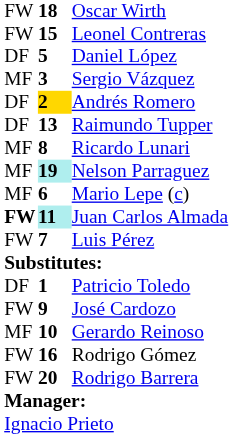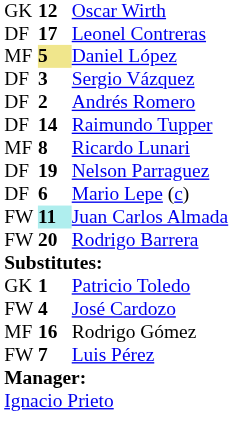(19, 10) FW -> (18, 10) GK
(48, 10) 18 -> (48, 10) 12
(19, 33) FW -> (17, 33) DF
(48, 33) 15 -> (48, 33) 17
(17, 56) DF -> (18, 56) MF
(43, 56) no background -> (43, 56) khaki background
(18, 79) MF -> (17, 79) DF
(43, 102) gold background -> (43, 102) no background
(48, 125) 13 -> (48, 125) 14
(18, 170) MF -> (17, 170) DF
(48, 170) paleturquoise background -> (48, 170) no background
(18, 193) MF -> (17, 193) DF
(20, 216) bold -> (19, 216) normal
rows swapped: (113, 239) <-> (135, 377)
(17, 285) DF -> (18, 285) GK
(43, 308) 9 -> (43, 308) 4
- row: (138, 331)
(19, 354) FW -> (18, 331) MF
